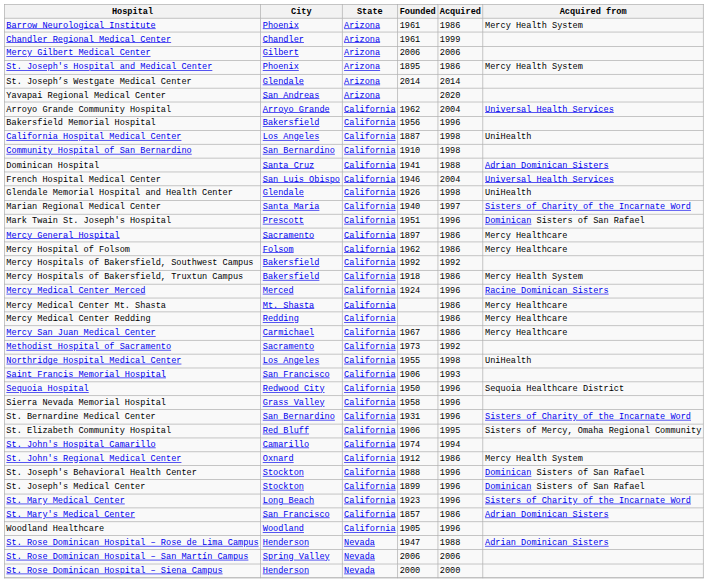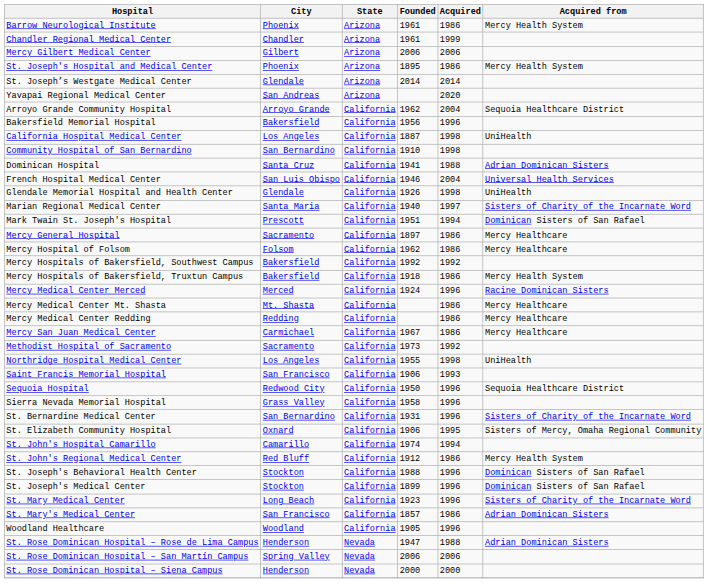(549, 109) Universal Health Services -> (555, 109) Sequoia Healthcare District
(450, 221) 1996 -> (450, 221) 1994
(286, 431) Red Bluff -> (278, 431) Oxnard
(278, 459) Oxnard -> (286, 459) Red Bluff
